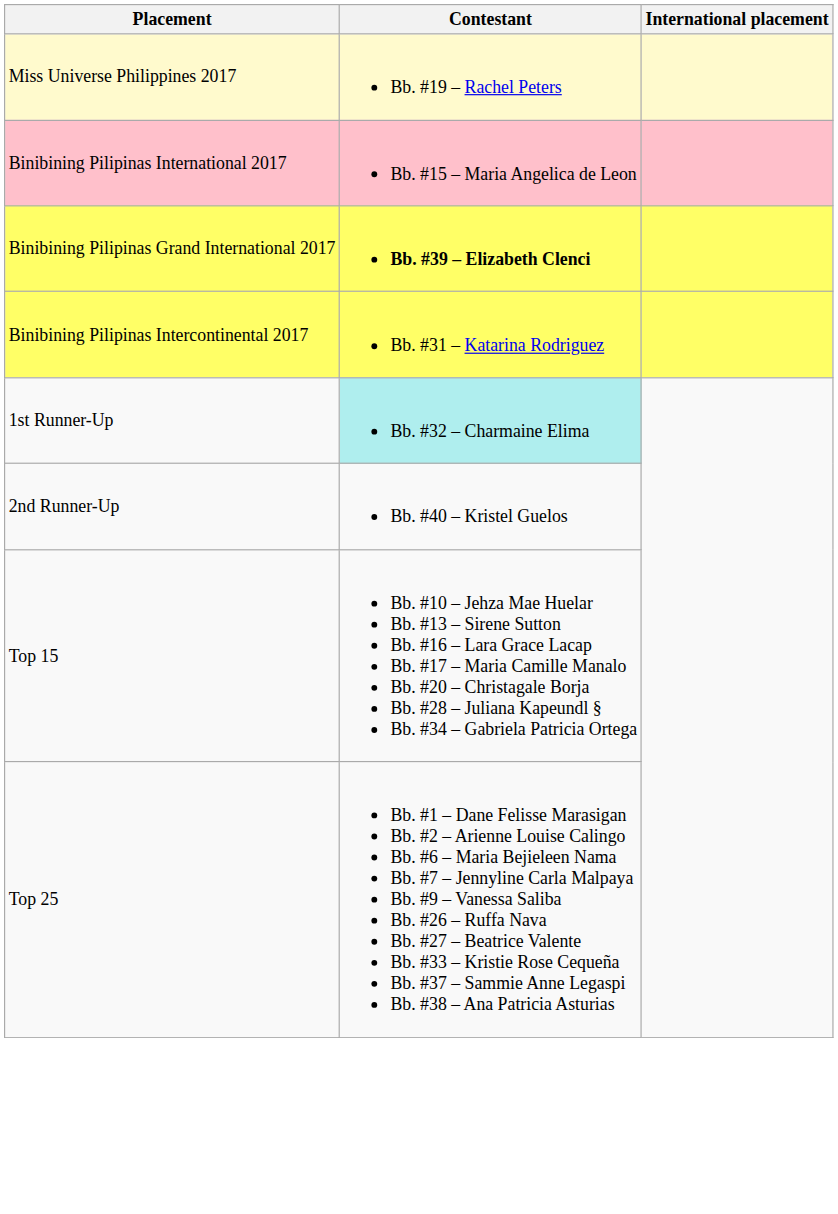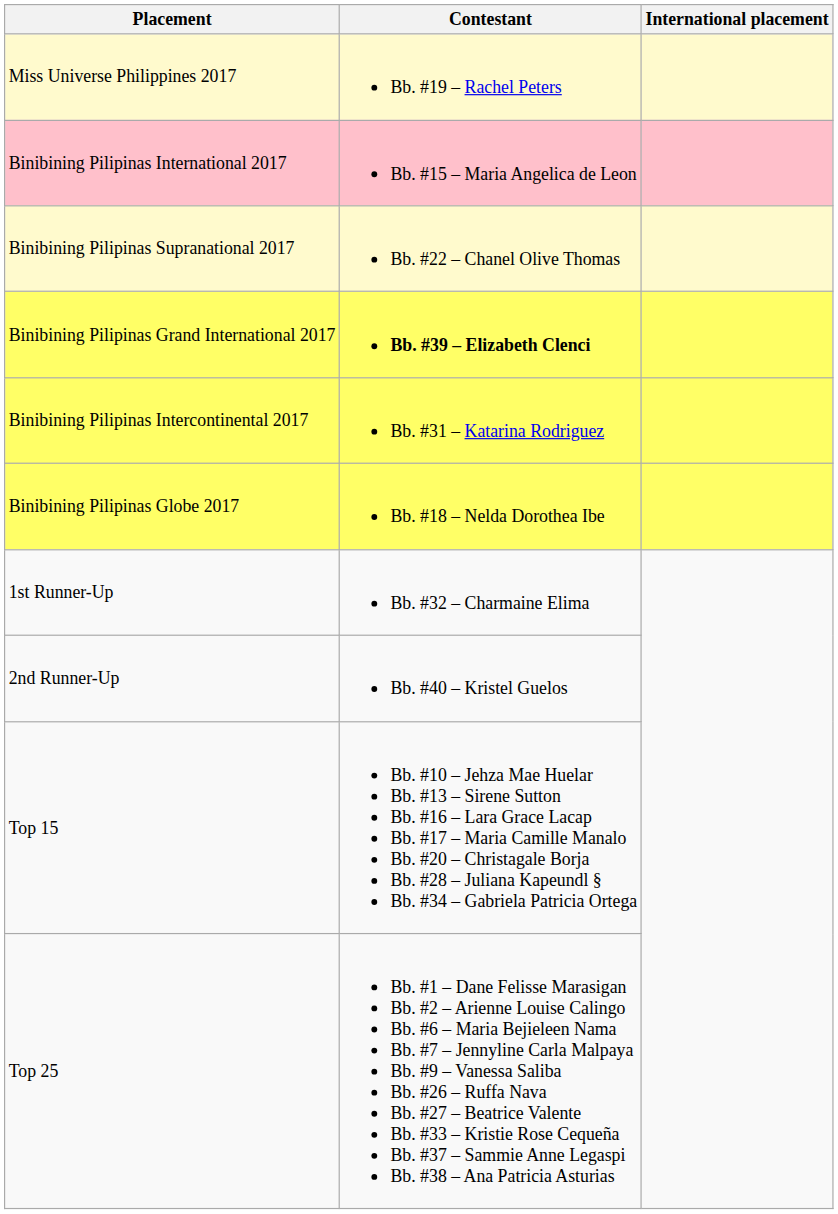+ row: (152, 248)
+ row: (124, 506)
(490, 431) paleturquoise background -> (490, 603) no background
